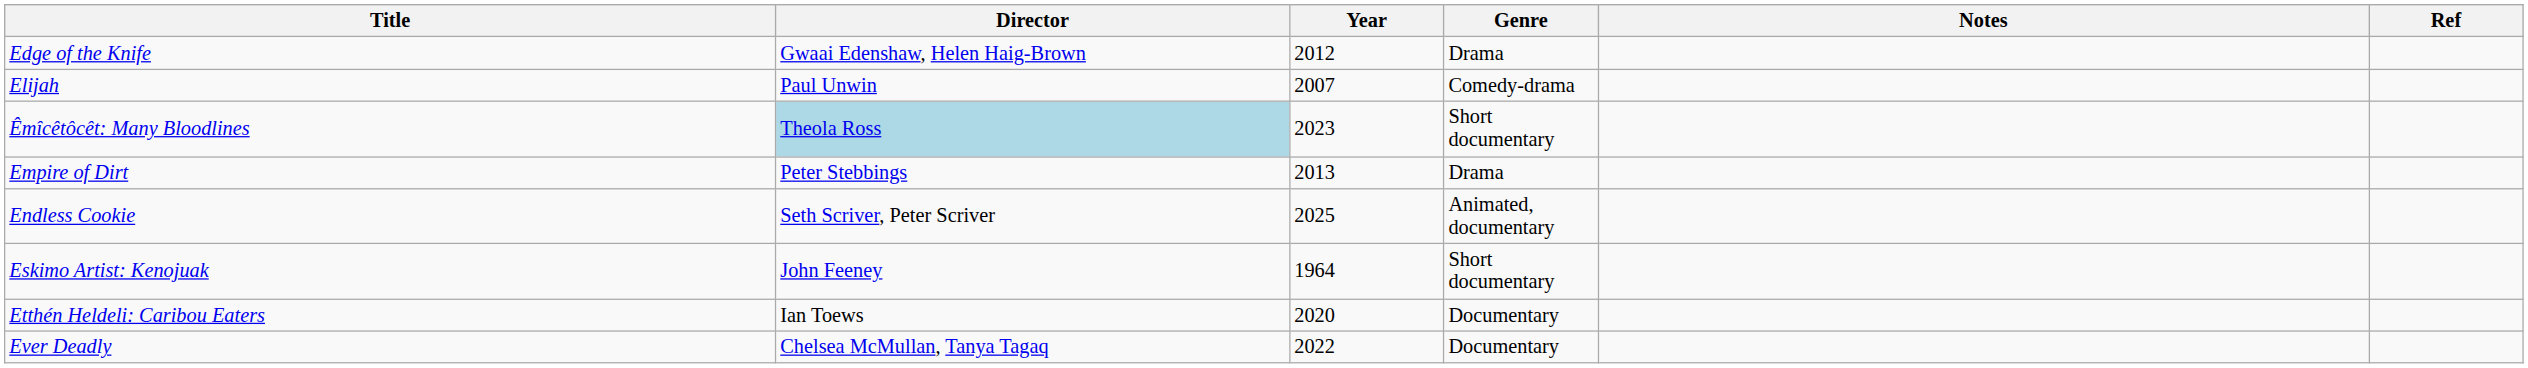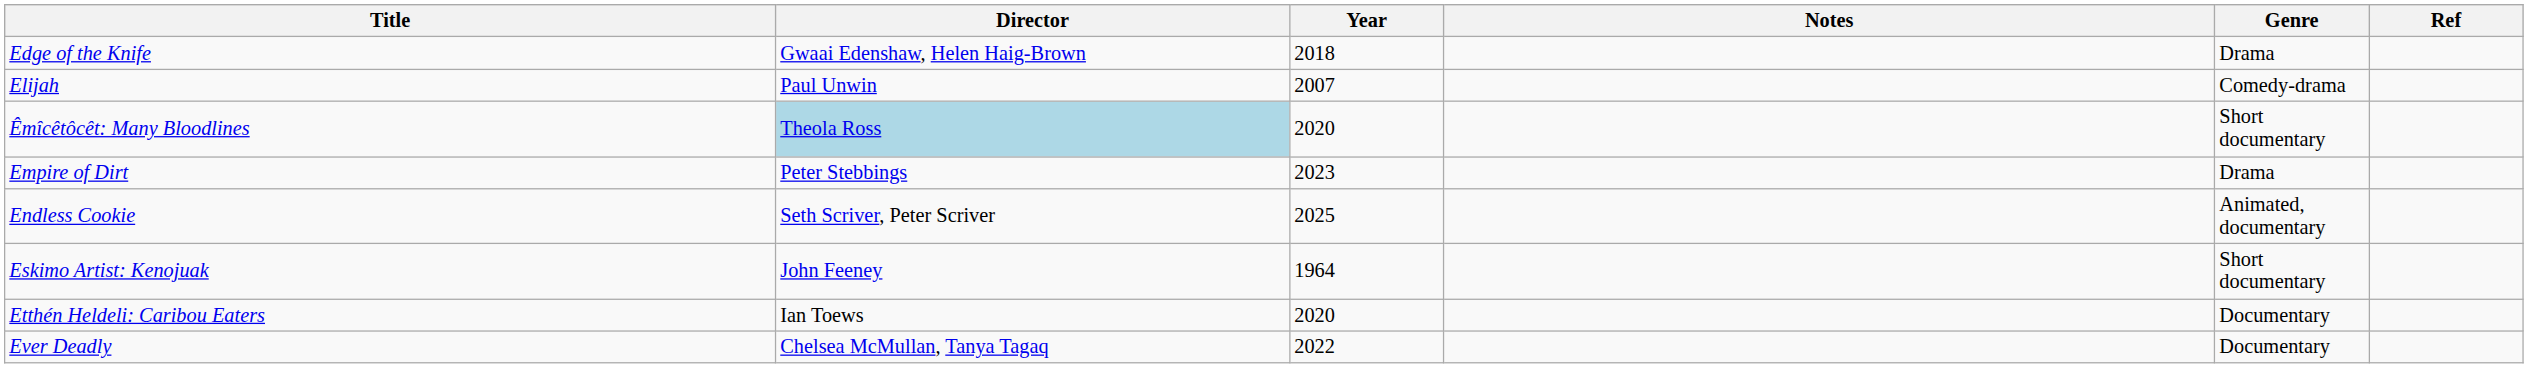columns swapped: (1521, 20) <-> (1983, 20)
(1315, 52) 2012 -> (1315, 52) 2018
(1315, 128) 2023 -> (1315, 128) 2020
(1315, 172) 2013 -> (1315, 172) 2023
